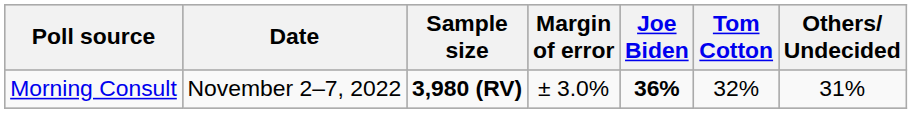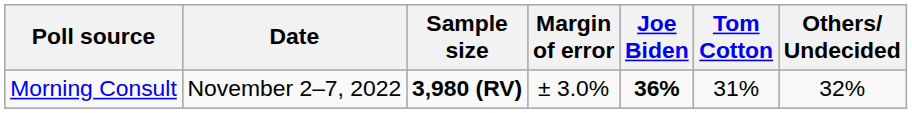(736, 88) 32% -> (736, 88) 31%
(842, 88) 31% -> (842, 88) 32%
